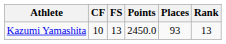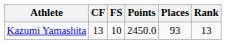(98, 30) 10 -> (98, 30) 13
(116, 30) 13 -> (116, 30) 10
